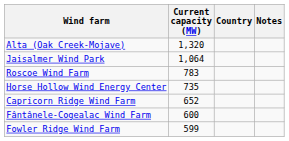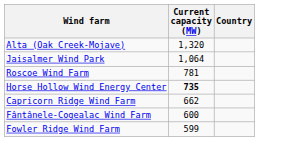- column: (269, 21)
(191, 73) 783 -> (191, 73) 781
(191, 87) normal -> (191, 87) bold
(191, 101) 652 -> (191, 101) 662
